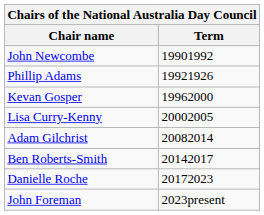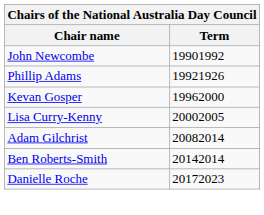(187, 158) 20142017 -> (198, 158) 20142014
- row: (44, 199)
